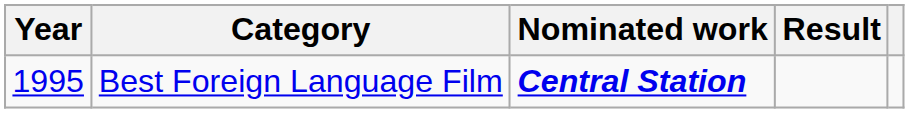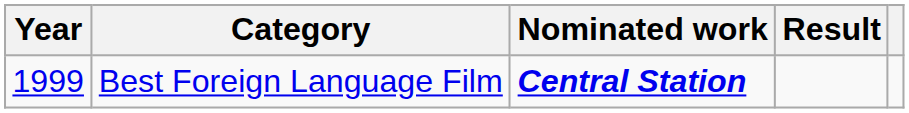(48, 81) 1995 -> (48, 81) 1999
